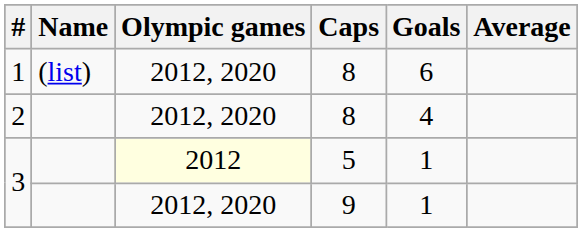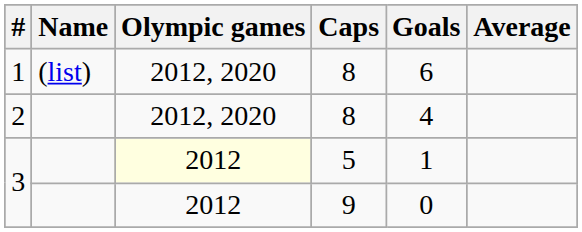(213, 204) 2012, 2020 -> (213, 204) 2012
(426, 204) 1 -> (426, 204) 0
